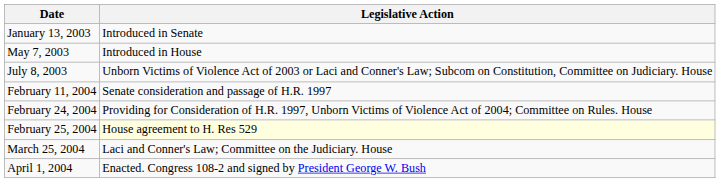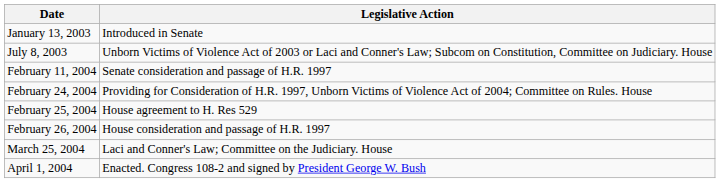- row: (38, 52)
(180, 129) lightyellow background -> (180, 110) no background
+ row: (52, 129)
